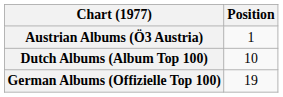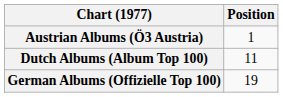(251, 59) 10 -> (251, 59) 11
